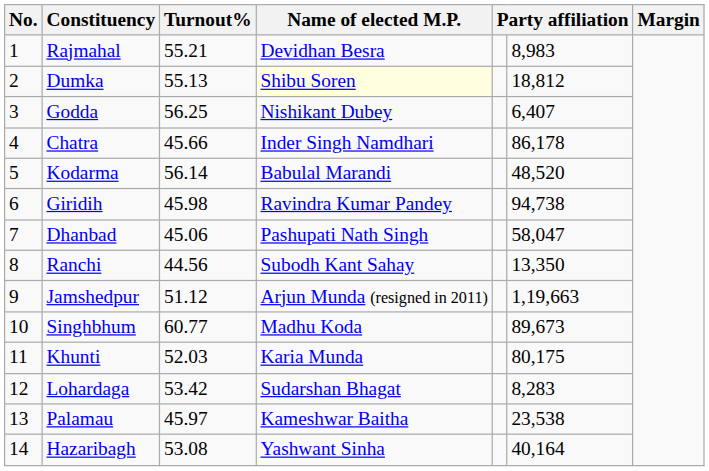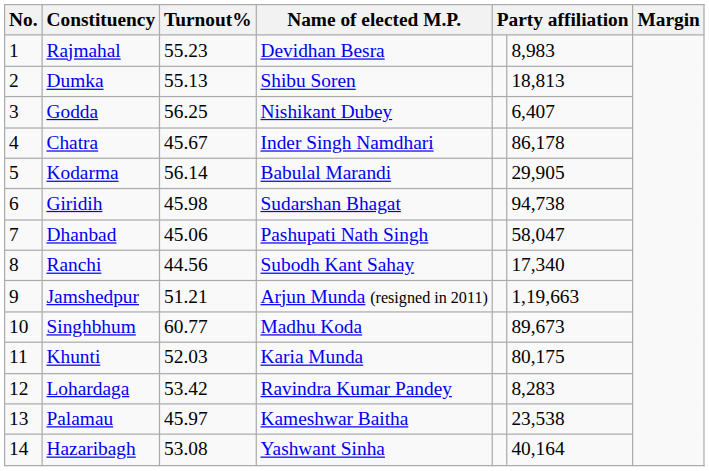(186, 50) 55.21 -> (186, 50) 55.23
(308, 81) lightyellow background -> (308, 81) no background
(538, 81) 18,812 -> (538, 81) 18,813
(186, 142) 45.66 -> (186, 142) 45.67
(538, 173) 48,520 -> (538, 173) 29,905
(356, 204) Ravindra Kumar Pandey -> (331, 204) Sudarshan Bhagat
(538, 265) 13,350 -> (538, 265) 17,340
(186, 296) 51.12 -> (186, 296) 51.21
(331, 388) Sudarshan Bhagat -> (356, 388) Ravindra Kumar Pandey
